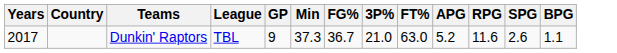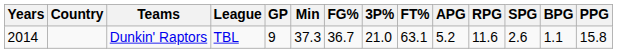+ column: (594, 15)
(23, 37) 2017 -> (23, 37) 2014
(414, 37) 63.0 -> (414, 37) 63.1
